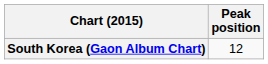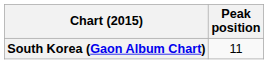(236, 48) 12 -> (236, 48) 11
